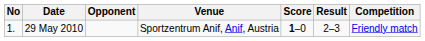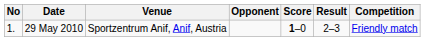columns swapped: (209, 12) <-> (111, 12)
